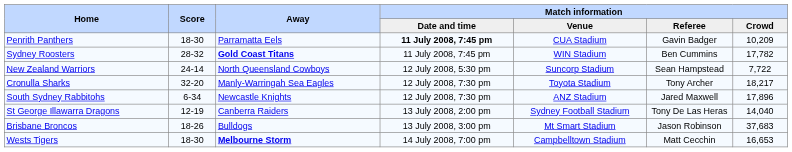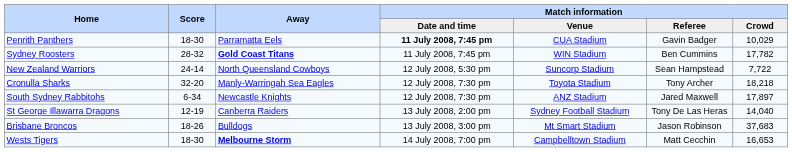(760, 40) 10,209 -> (760, 40) 10,029
(760, 83) 18,217 -> (760, 83) 18,218
(760, 97) 17,896 -> (760, 97) 17,897
